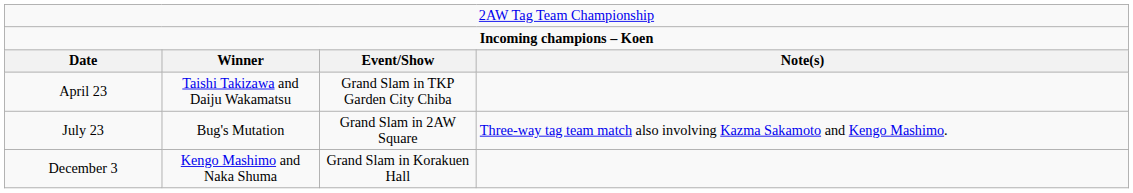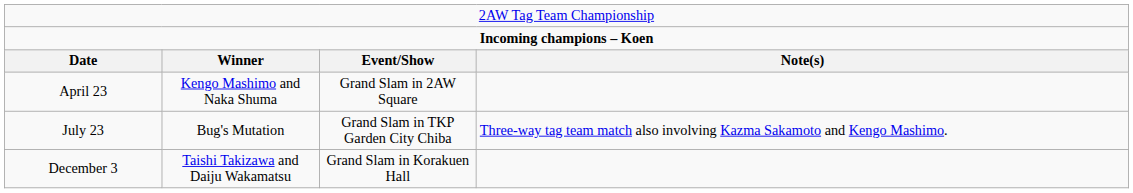(240, 91) Taishi Takizawa and Daiju Wakamatsu -> (240, 91) Kengo Mashimo and Naka Shuma
(398, 91) Grand Slam in TKP Garden City Chiba -> (398, 91) Grand Slam in 2AW Square
(398, 130) Grand Slam in 2AW Square -> (398, 130) Grand Slam in TKP Garden City Chiba
(240, 168) Kengo Mashimo and Naka Shuma -> (240, 168) Taishi Takizawa and Daiju Wakamatsu
